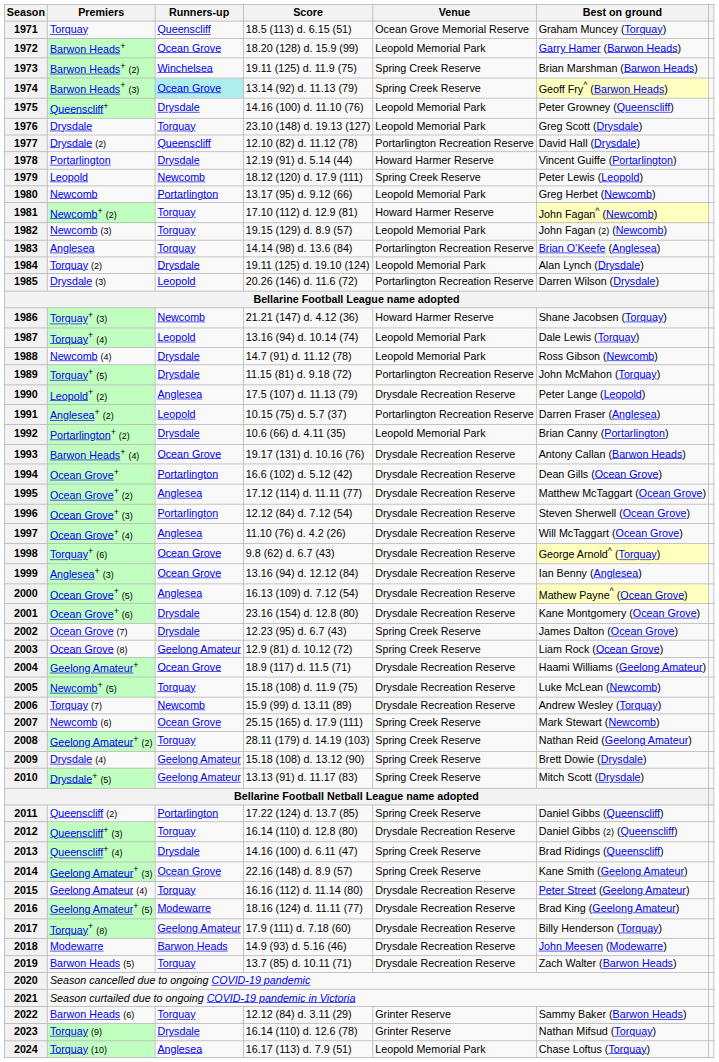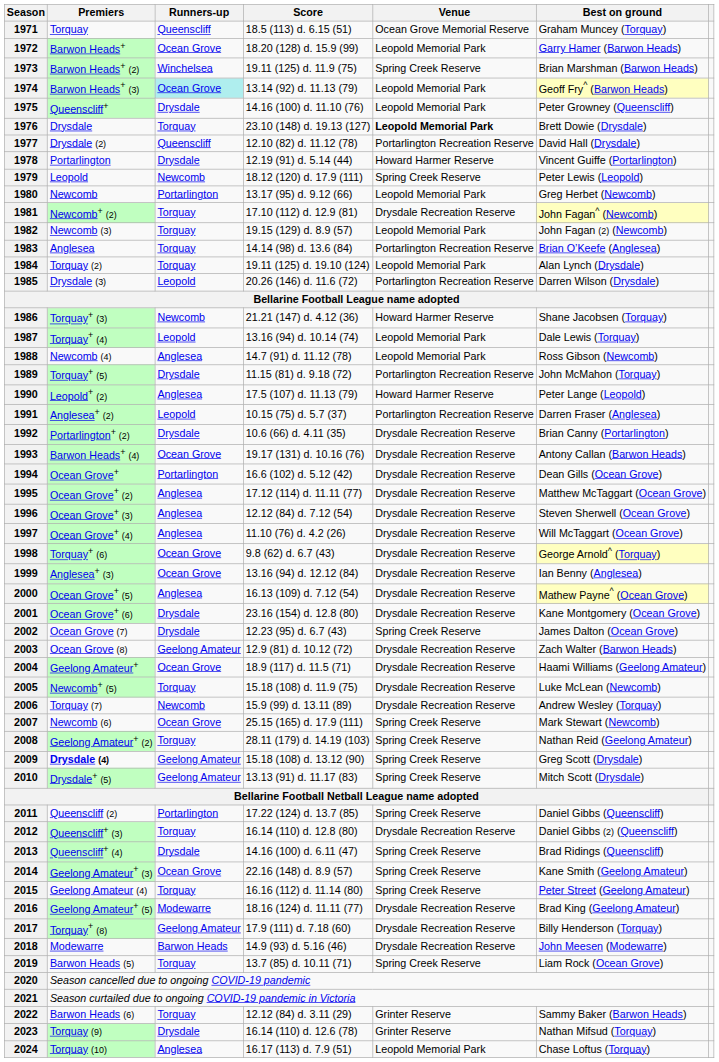(428, 88) Spring Creek Reserve -> (430, 88) Leopold Memorial Park
(430, 126) normal -> (434, 126) bold
(591, 126) Greg Scott (Drysdale) -> (593, 126) Brett Dowie (Drysdale)
(435, 213) Howard Harmer Reserve -> (445, 213) Drysdale Recreation Reserve
(179, 265) Drysdale -> (176, 265) Torquay
(179, 356) Drysdale -> (180, 356) Anglesea
(445, 394) Drysdale Recreation Reserve -> (435, 394) Howard Harmer Reserve
(430, 434) Leopold Memorial Park -> (445, 434) Drysdale Recreation Reserve
(188, 514) Portarlington -> (180, 514) Anglesea
(428, 649) Spring Creek Reserve -> (445, 649) Drysdale Recreation Reserve
(601, 649) Liam Rock (Ocean Grove) -> (608, 649) Zach Walter (Barwon Heads)
(78, 759) normal -> (79, 759) bold
(593, 759) Brett Dowie (Drysdale) -> (591, 759) Greg Scott (Drysdale)
(445, 890) Drysdale Recreation Reserve -> (428, 890) Spring Creek Reserve
(445, 964) Drysdale Recreation Reserve -> (428, 964) Spring Creek Reserve
(608, 964) Zach Walter (Barwon Heads) -> (601, 964) Liam Rock (Ocean Grove)
